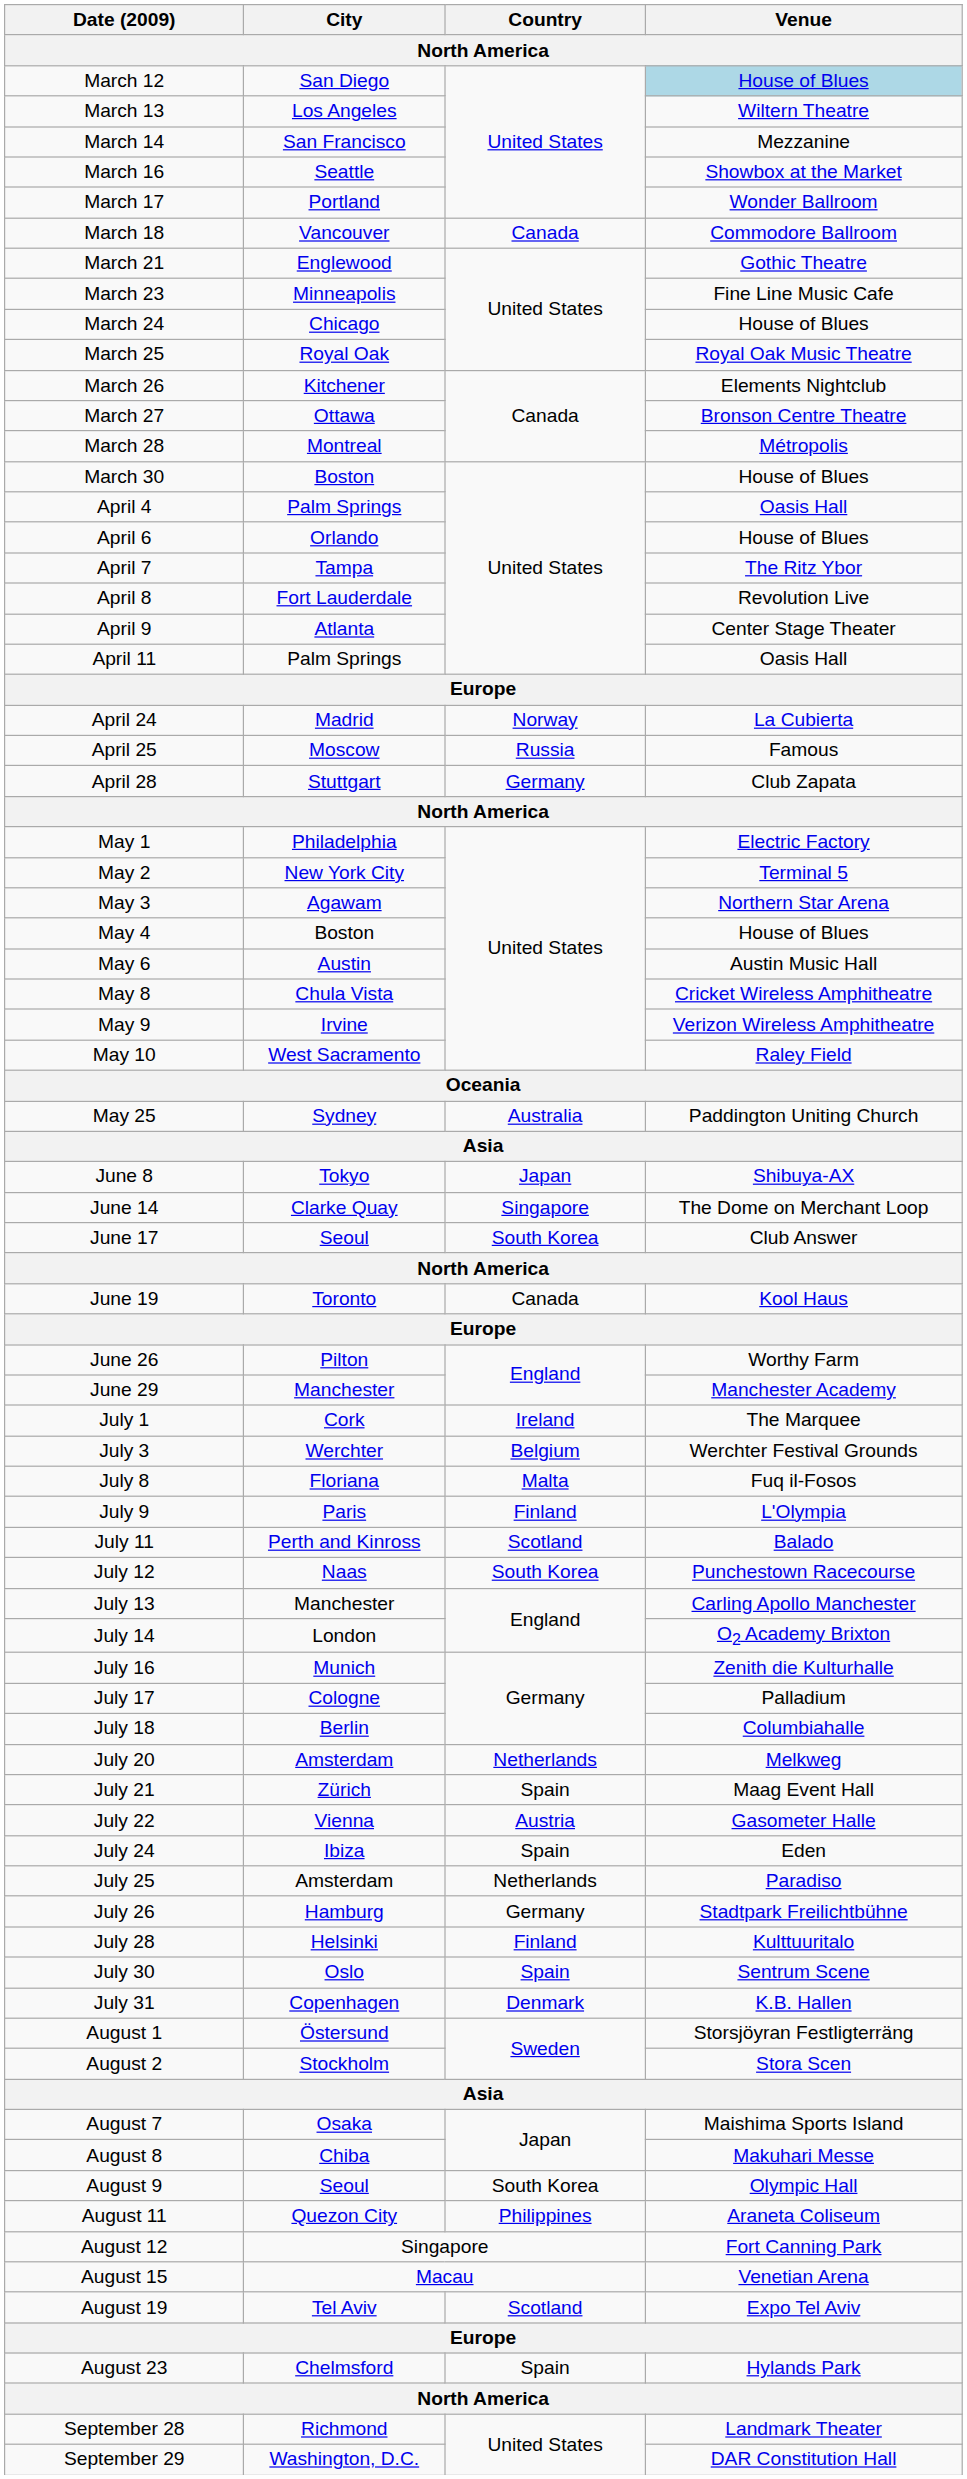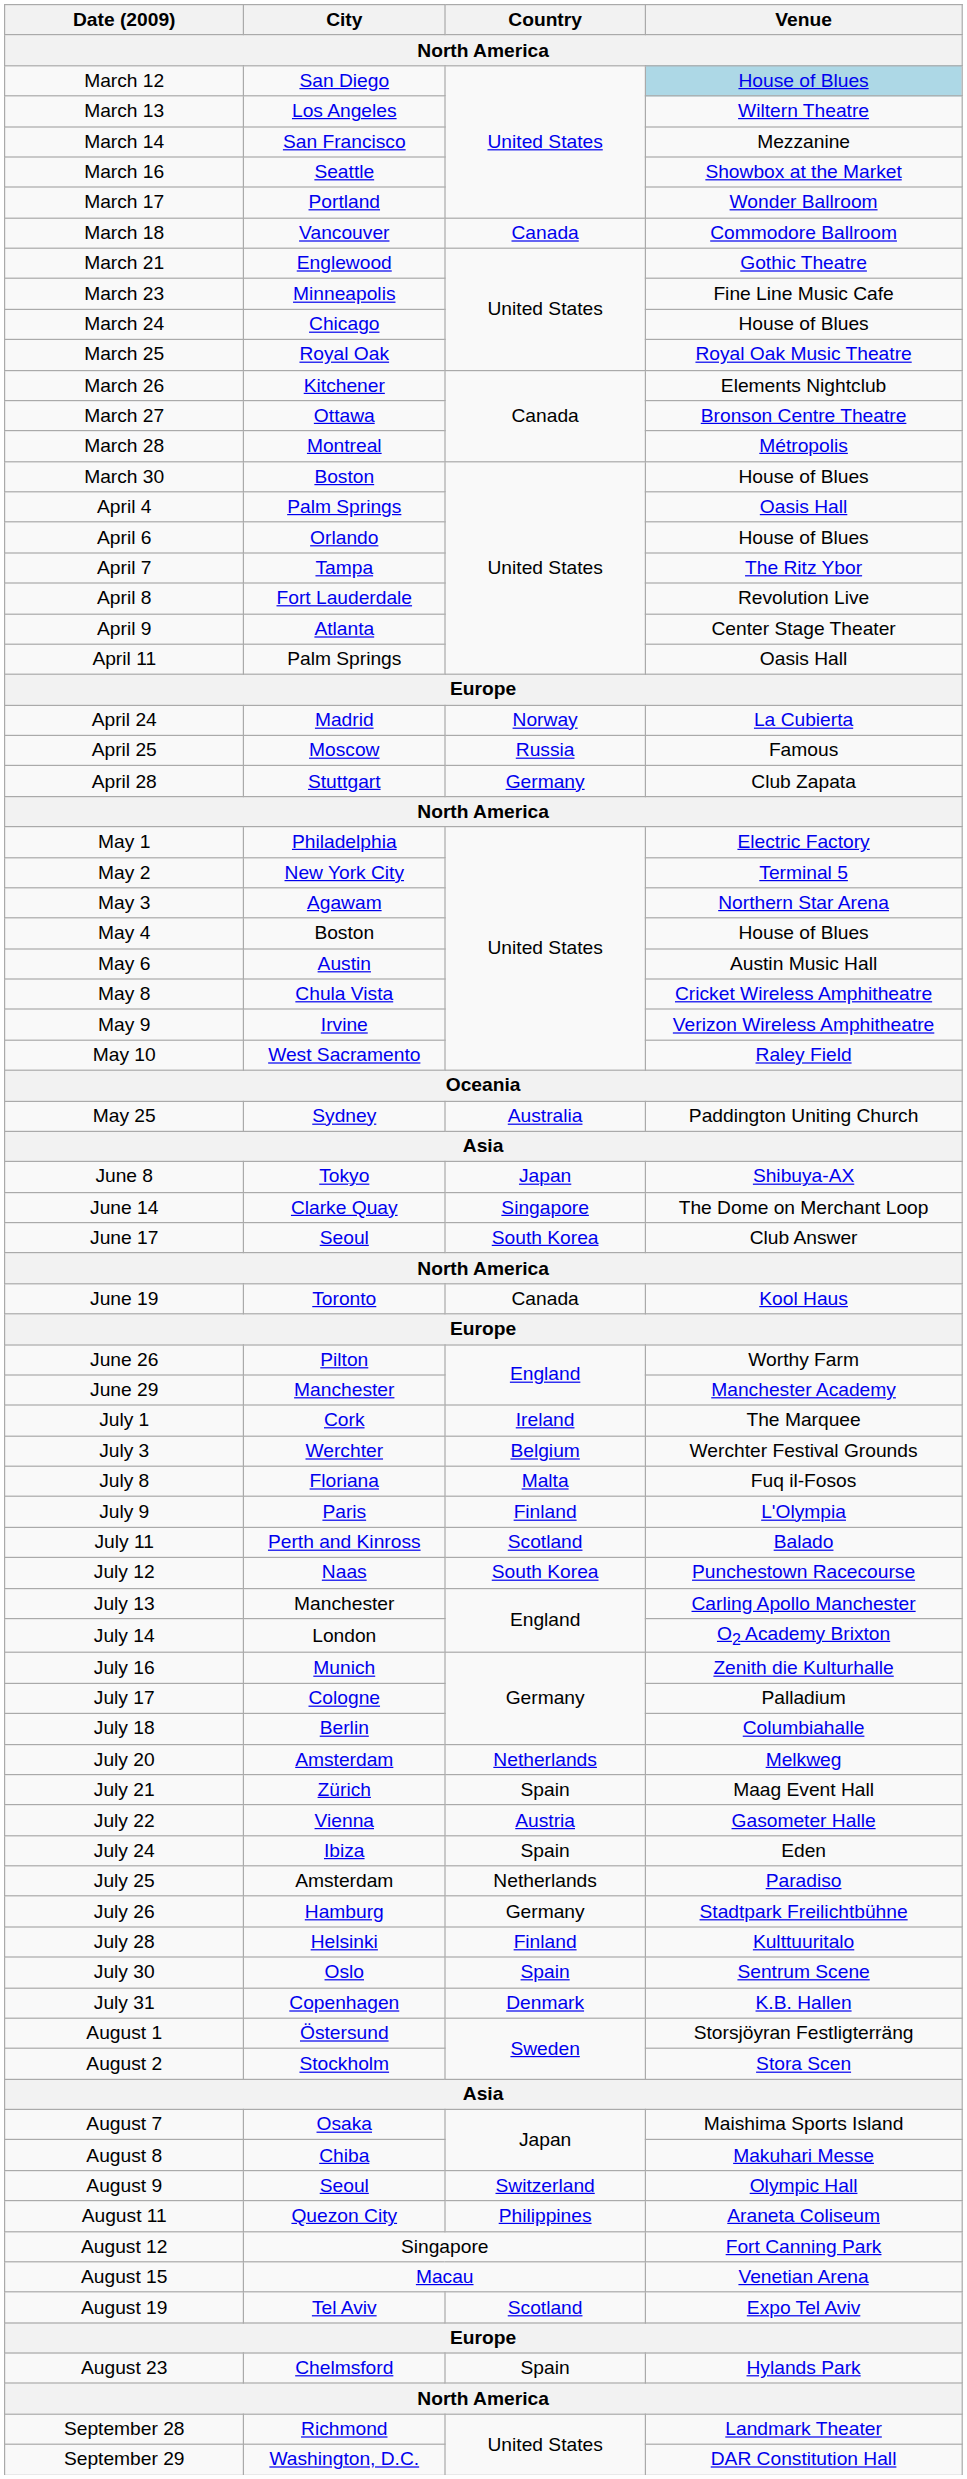(545, 2185) South Korea -> (545, 2185) Switzerland
